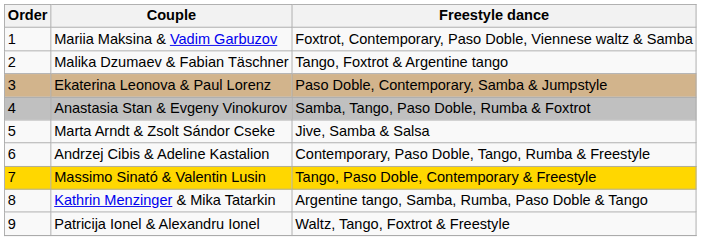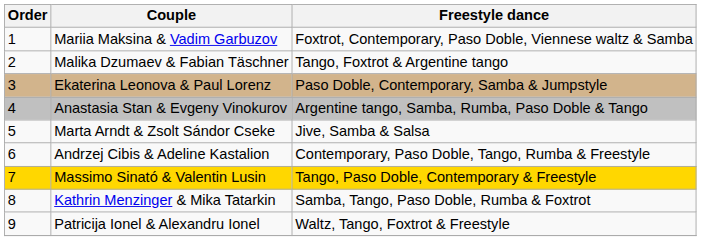(443, 108) Samba, Tango, Paso Doble, Rumba & Foxtrot -> (472, 108) Argentine tango, Samba, Rumba, Paso Doble & Tango
(472, 200) Argentine tango, Samba, Rumba, Paso Doble & Tango -> (443, 200) Samba, Tango, Paso Doble, Rumba & Foxtrot
